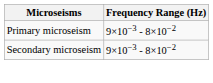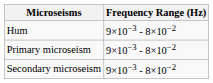+ row: (17, 30)
